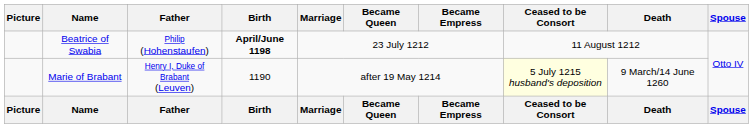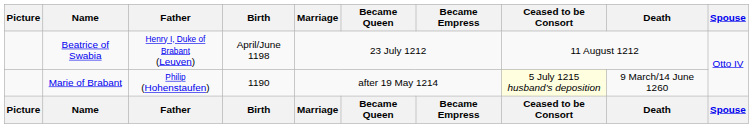(175, 45) Philip (Hohenstaufen) -> (175, 51) Henry I, Duke of Brabant (Leuven)
(260, 44) bold -> (259, 50) normal
(175, 77) Henry I, Duke of Brabant (Leuven) -> (175, 83) Philip (Hohenstaufen)
